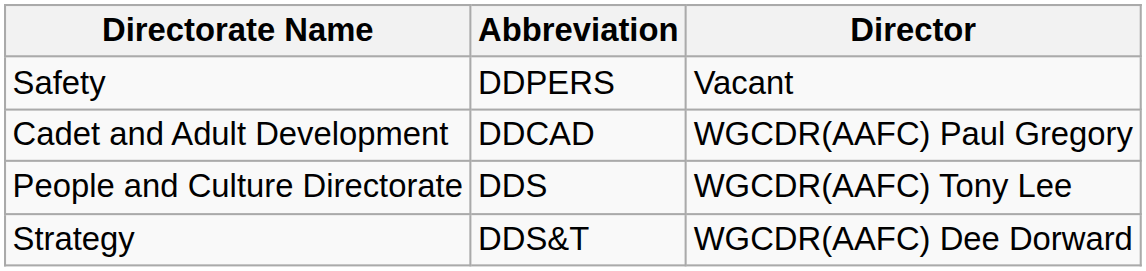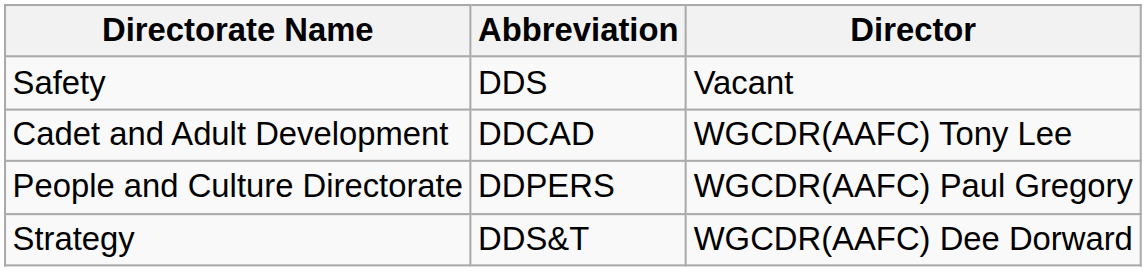(546, 82) DDPERS -> (513, 82) DDS
(913, 134) WGCDR(AAFC) Paul Gregory -> (883, 134) WGCDR(AAFC) Tony Lee
(513, 186) DDS -> (546, 186) DDPERS
(883, 186) WGCDR(AAFC) Tony Lee -> (913, 186) WGCDR(AAFC) Paul Gregory
